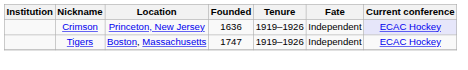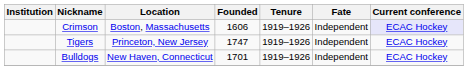(157, 27) Princeton, New Jersey -> (160, 27) Boston, Massachusetts
(231, 27) 1636 -> (237, 27) 1606
(157, 42) Boston, Massachusetts -> (160, 42) Princeton, New Jersey
+ row: (80, 57)
